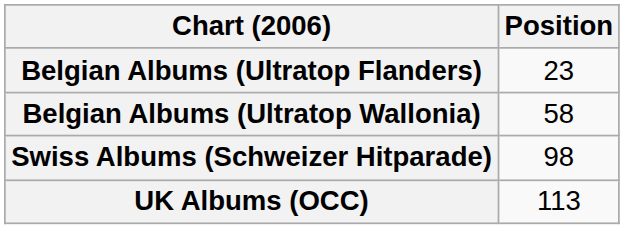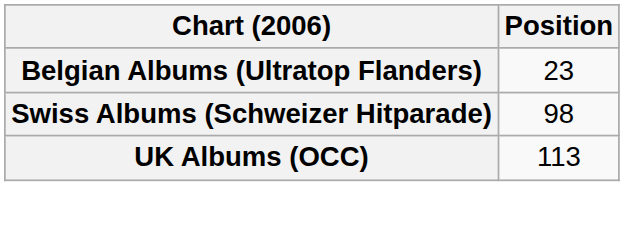- row: (252, 113)
